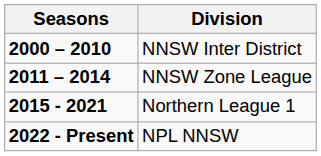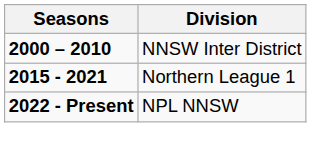- row: (227, 77)
